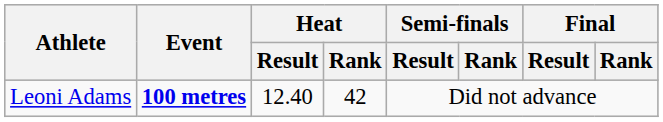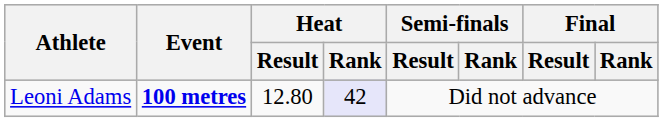(287, 98) 12.40 -> (287, 98) 12.80
(355, 98) no background -> (355, 98) lavender background
